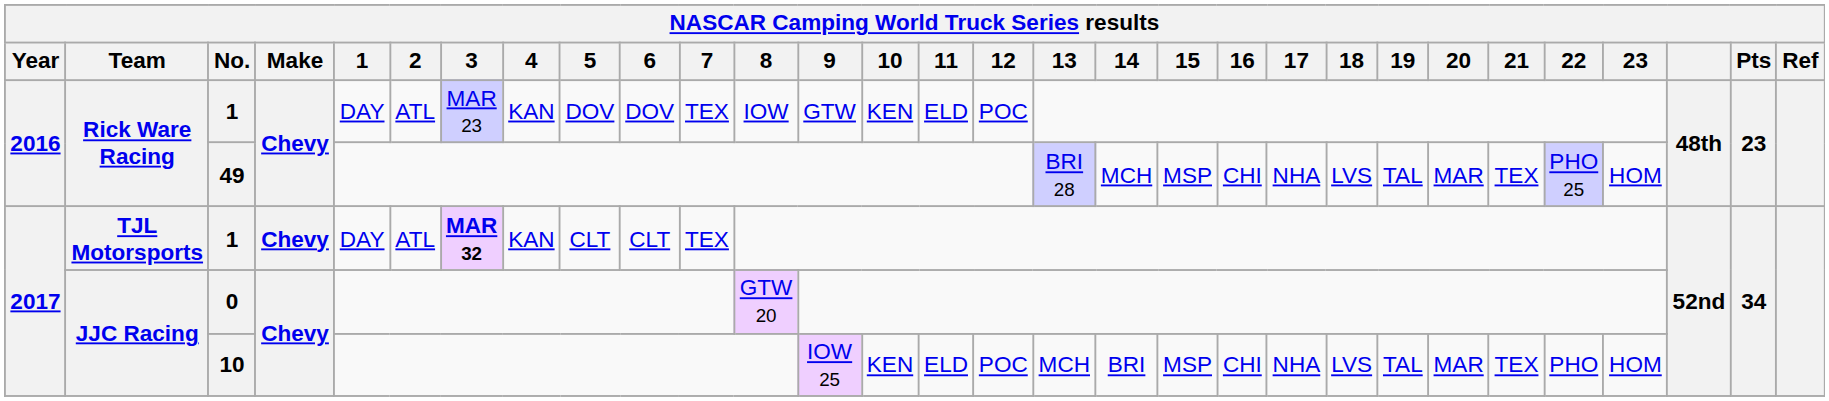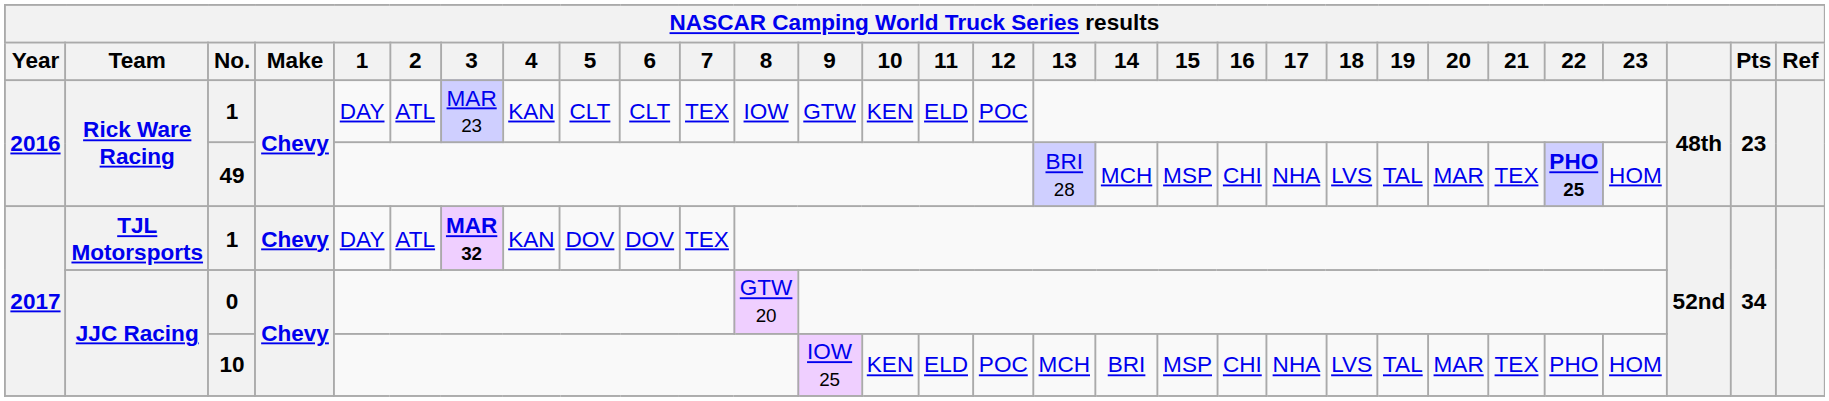(590, 111) DOV -> (590, 111) CLT
(650, 111) DOV -> (650, 111) CLT
(1574, 174) normal -> (1574, 175) bold
(590, 238) CLT -> (590, 238) DOV
(650, 238) CLT -> (650, 238) DOV
